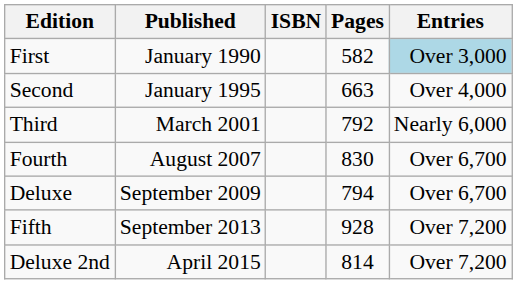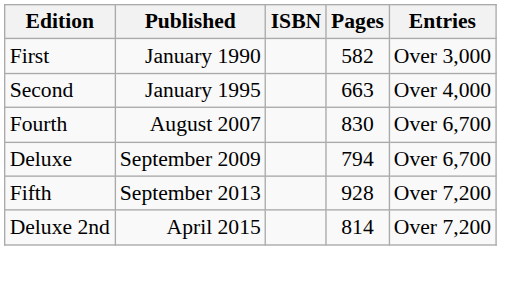(458, 55) lightblue background -> (442, 55) no background
- row: (34, 124)
